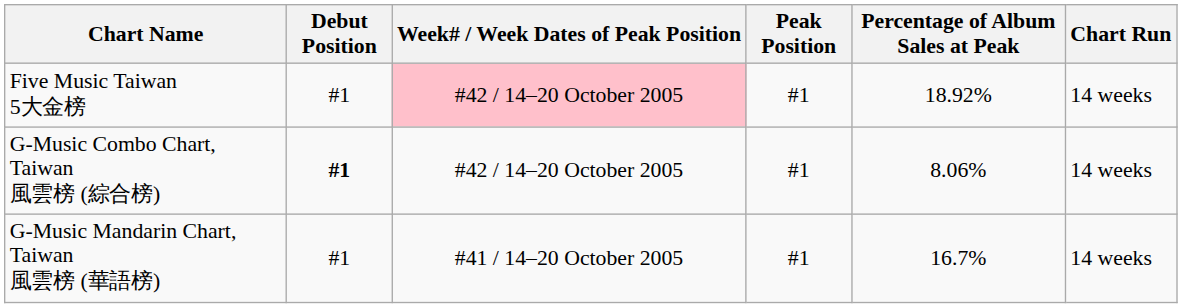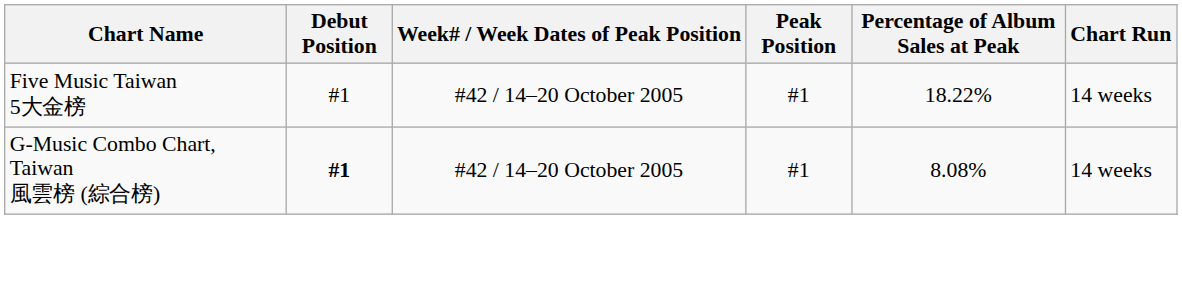(569, 95) pink background -> (569, 95) no background
(958, 95) 18.92% -> (958, 95) 18.22%
(958, 170) 8.06% -> (958, 170) 8.08%
- row: (123, 256)
